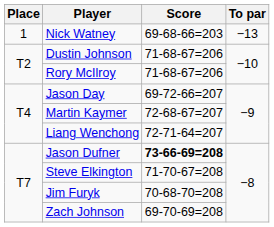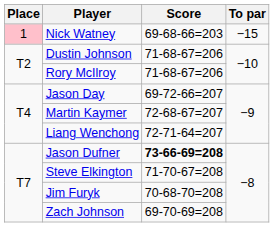(24, 34) no background -> (24, 34) pink background
(247, 34) −13 -> (247, 34) −15
